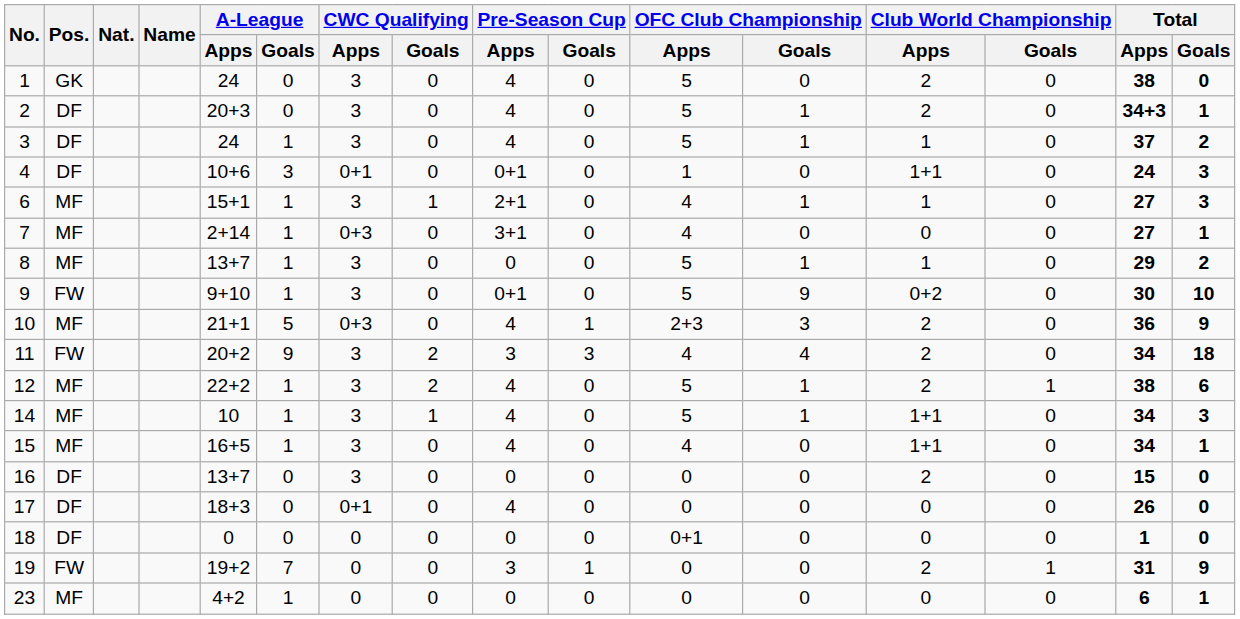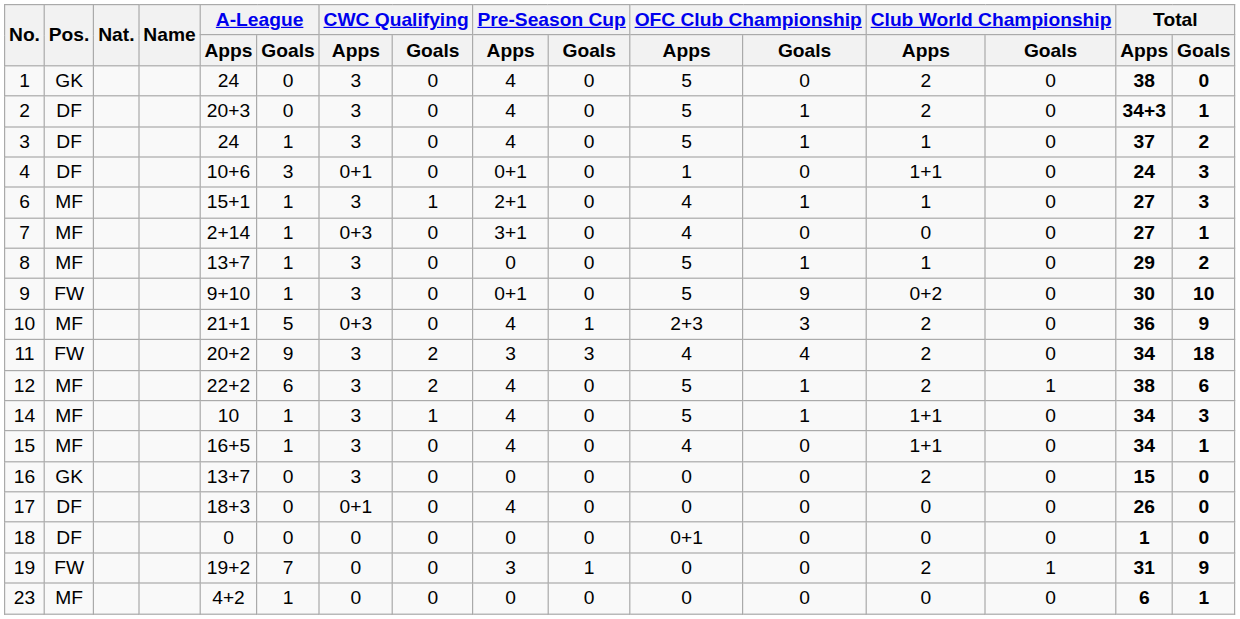(288, 385) 1 -> (288, 385) 6
(69, 476) DF -> (69, 476) GK
